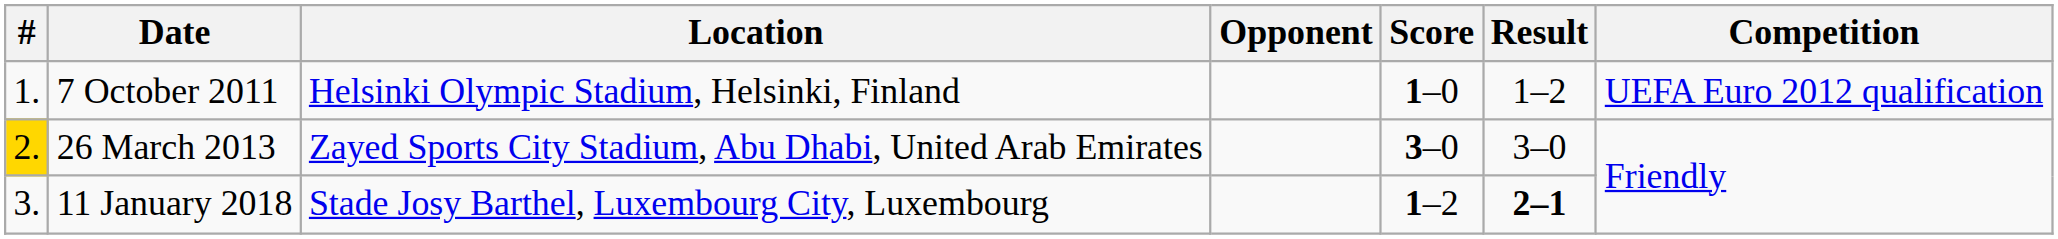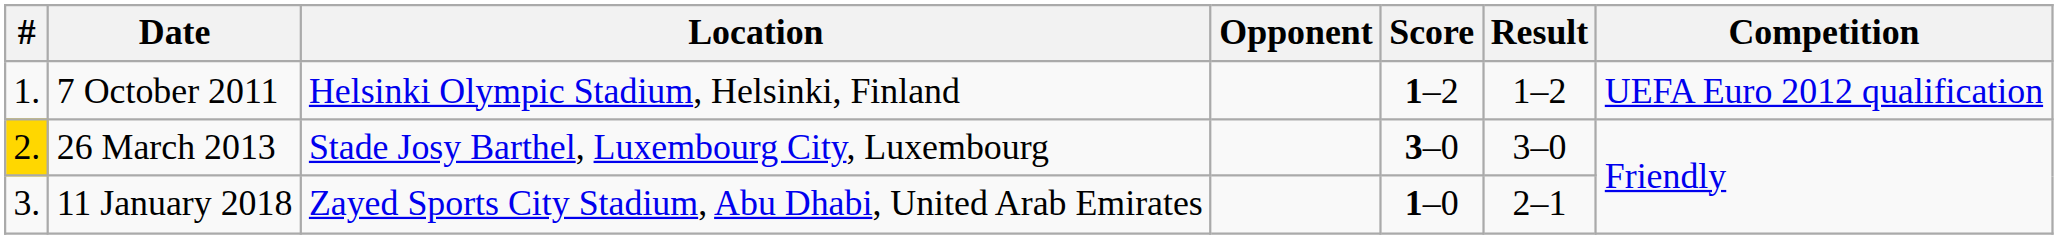(1432, 89) 1–0 -> (1432, 89) 1–2
(756, 146) Zayed Sports City Stadium, Abu Dhabi, United Arab Emirates -> (679, 146) Stade Josy Barthel, Luxembourg City, Luxembourg
(679, 203) Stade Josy Barthel, Luxembourg City, Luxembourg -> (756, 203) Zayed Sports City Stadium, Abu Dhabi, United Arab Emirates
(1432, 203) 1–2 -> (1432, 203) 1–0
(1539, 203) bold -> (1539, 203) normal
